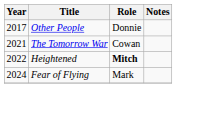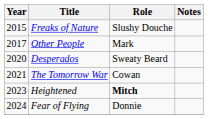+ row: (65, 28)
(127, 28) Donnie -> (123, 43) Mark
+ row: (55, 59)
(17, 59) 2022 -> (17, 91) 2023
(123, 75) Mark -> (127, 106) Donnie
